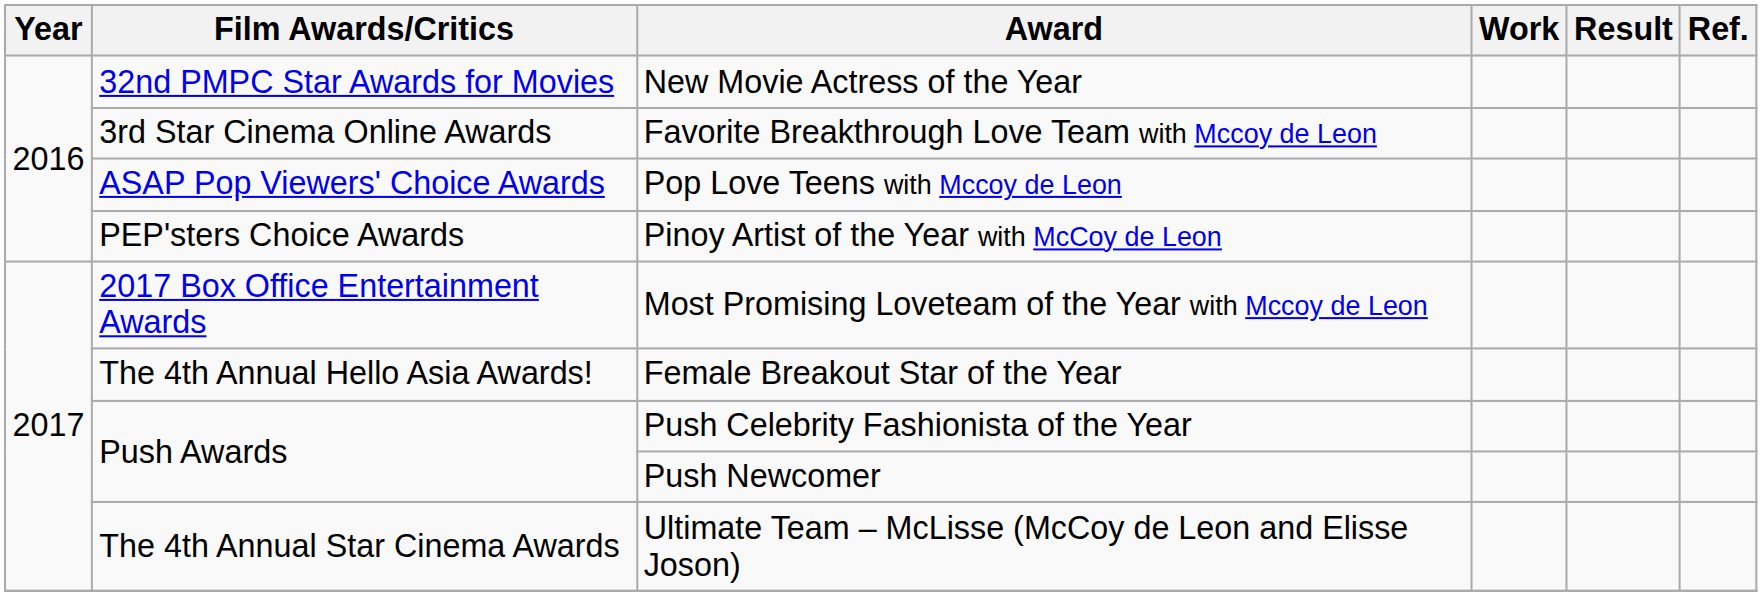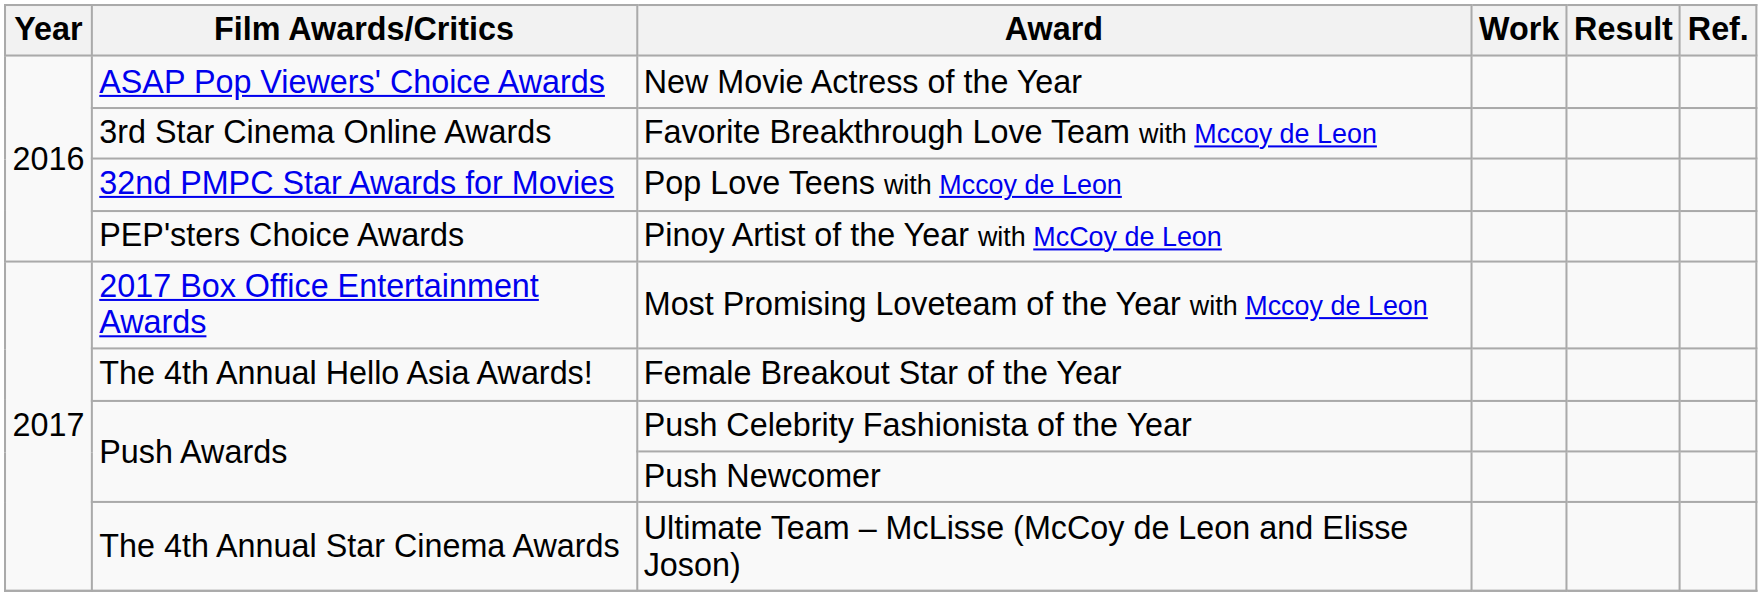(357, 81) 32nd PMPC Star Awards for Movies -> (352, 81) ASAP Pop Viewers' Choice Awards
(352, 183) ASAP Pop Viewers' Choice Awards -> (357, 183) 32nd PMPC Star Awards for Movies
